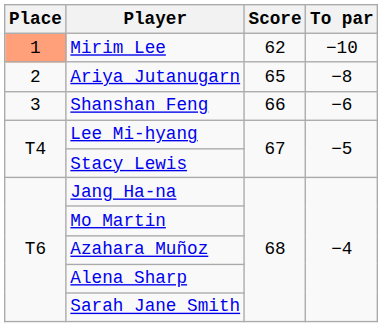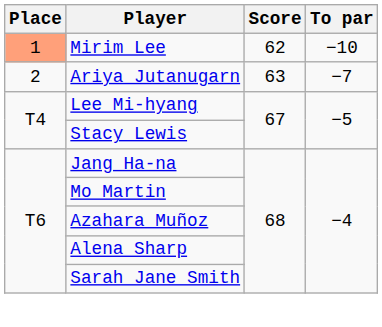(275, 77) 65 -> (275, 77) 63
(342, 77) −8 -> (342, 77) −7
- row: (139, 106)
